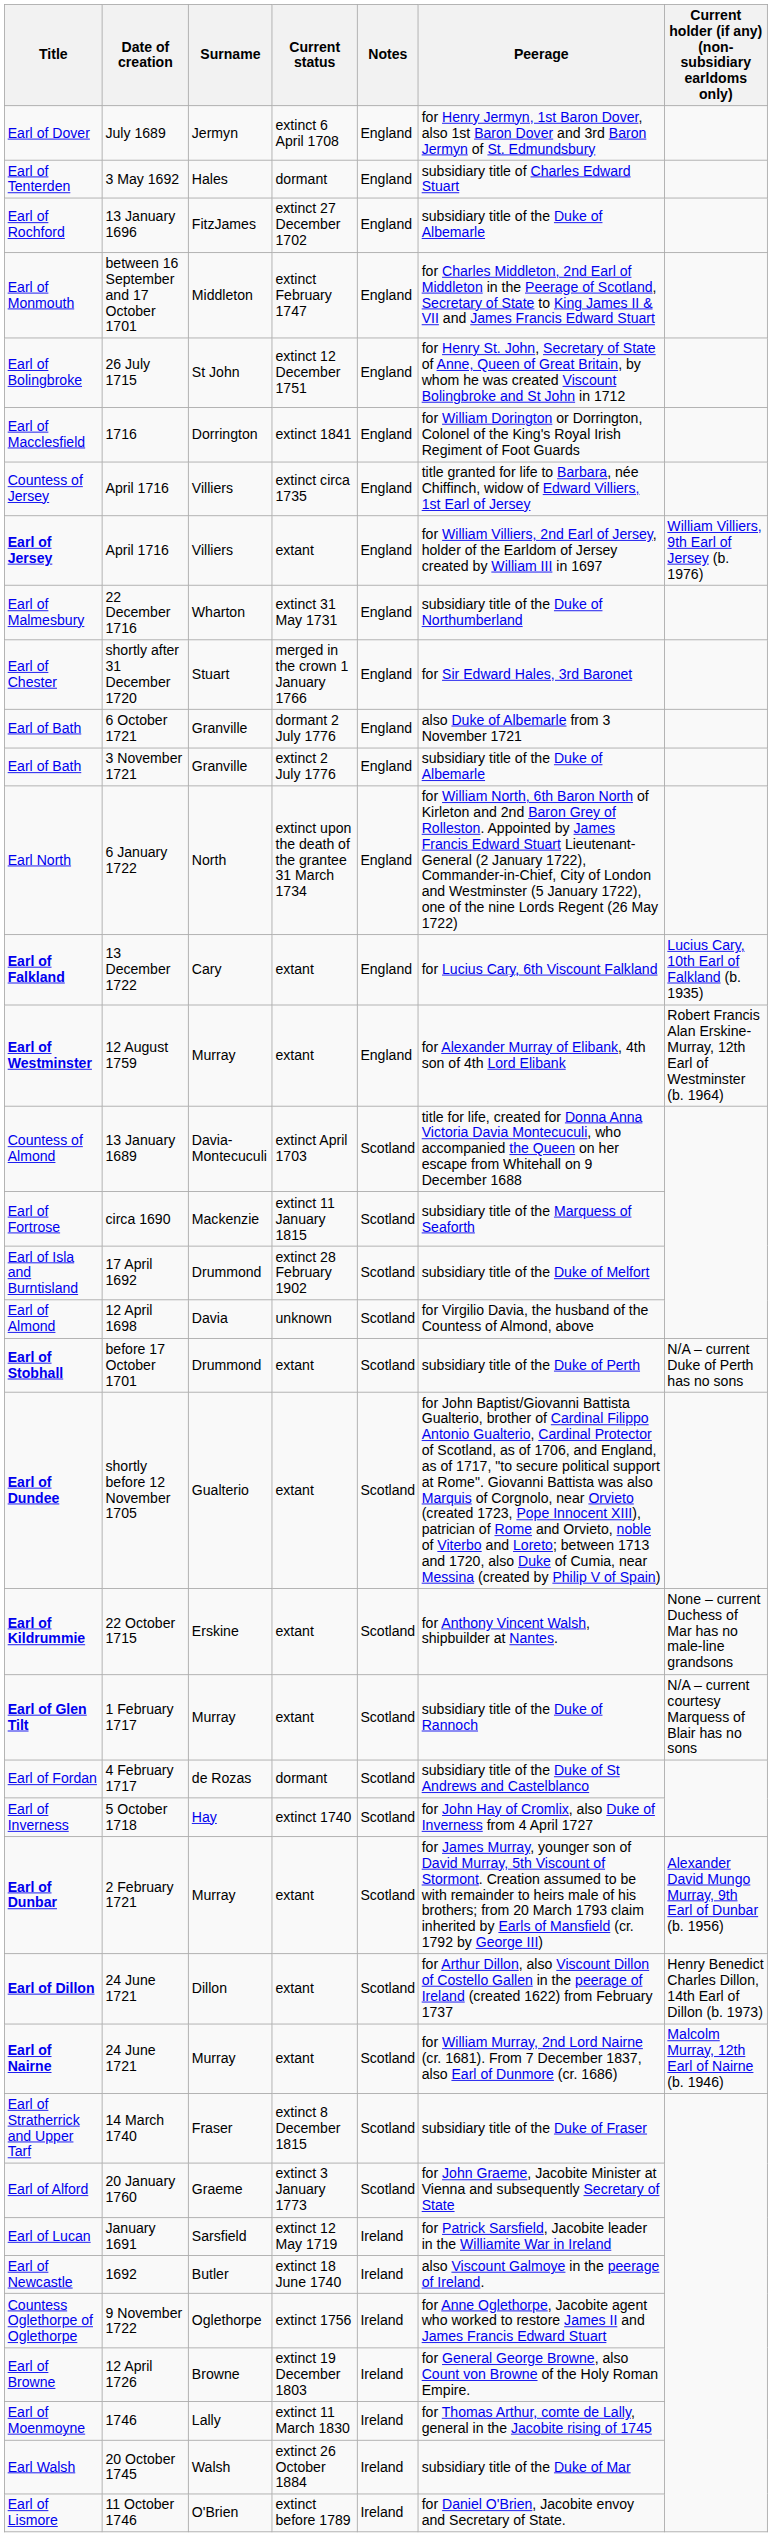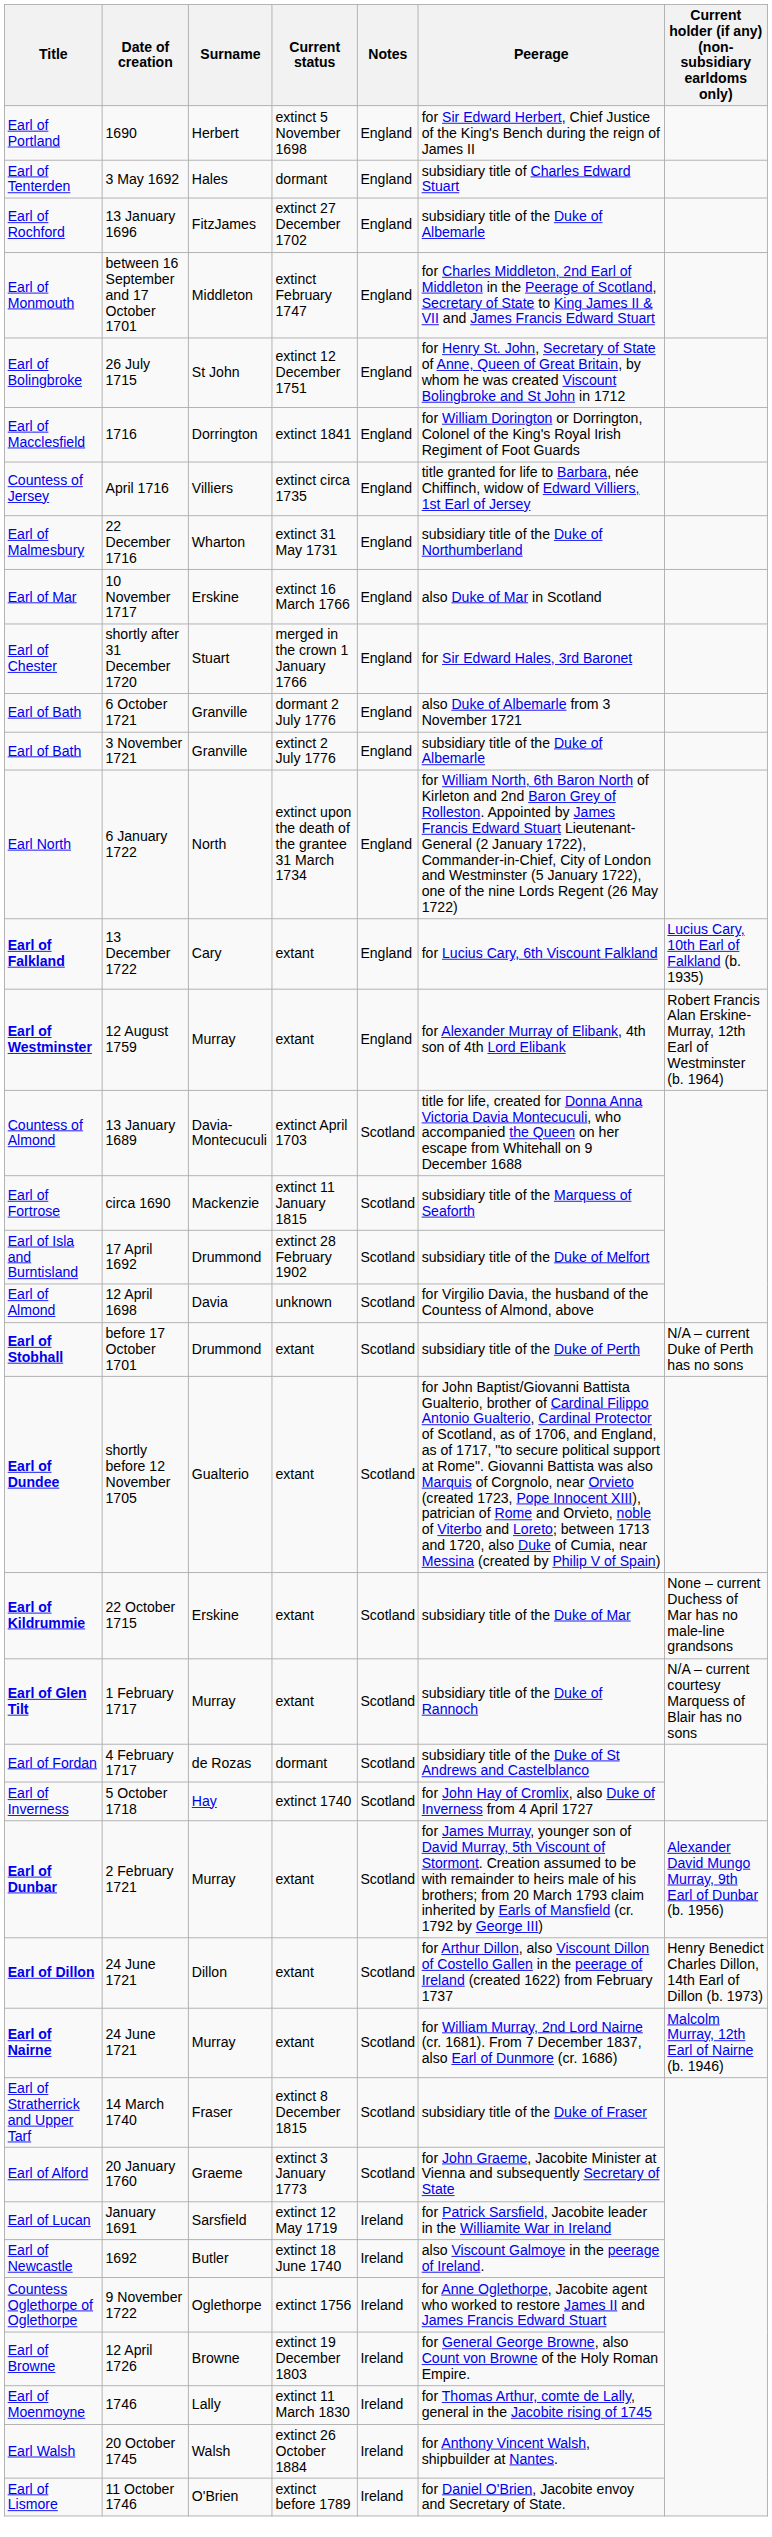- row: (49, 133)
+ row: (34, 133)
- row: (30, 550)
+ row: (42, 596)
(506, 1631) for Anthony Vincent Walsh, shipbuilder at Nantes. -> (526, 1615) subsidiary title of the Duke of Mar
(526, 2466) subsidiary title of the Duke of Mar -> (506, 2451) for Anthony Vincent Walsh, shipbuilder at Nantes.
